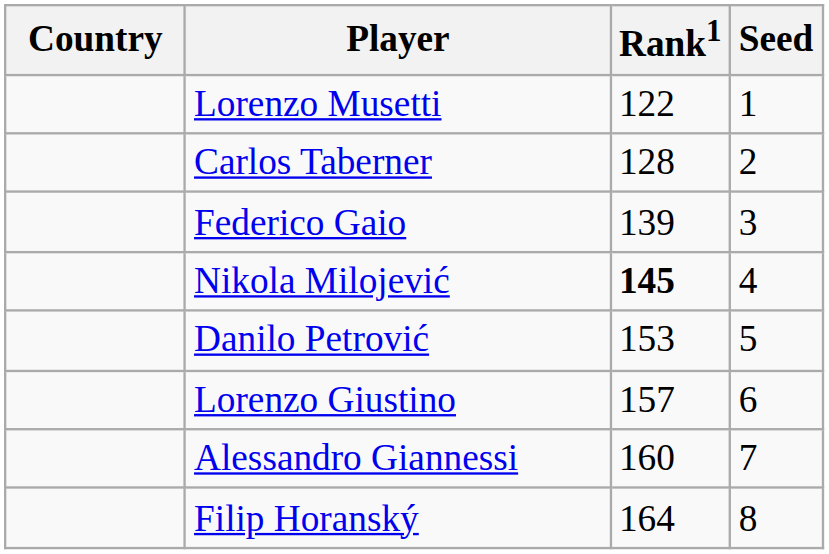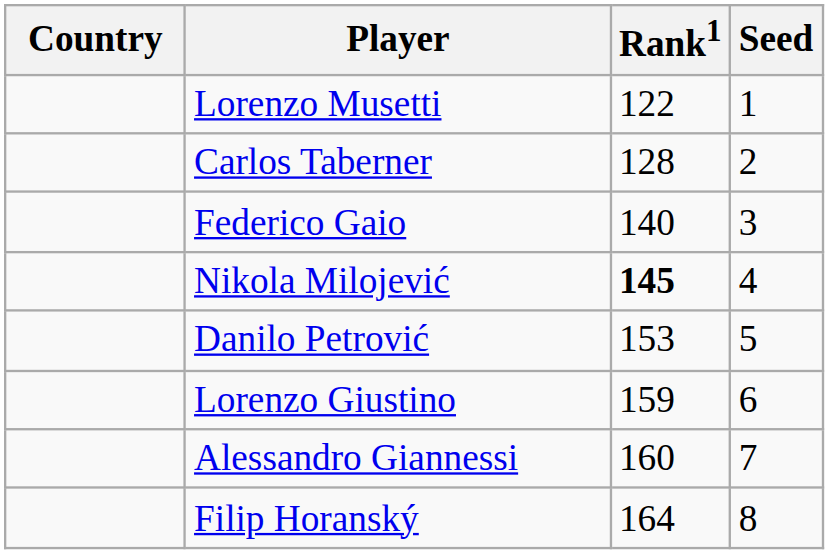(647, 221) 139 -> (647, 221) 140
(647, 398) 157 -> (647, 398) 159
